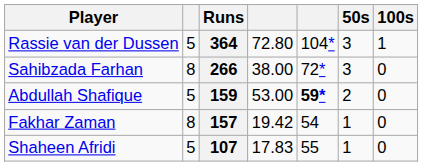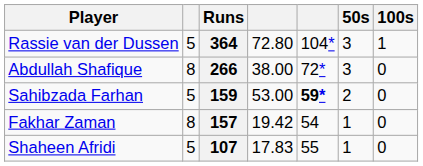(76, 69) Sahibzada Farhan -> (75, 69) Abdullah Shafique
(75, 95) Abdullah Shafique -> (76, 95) Sahibzada Farhan
